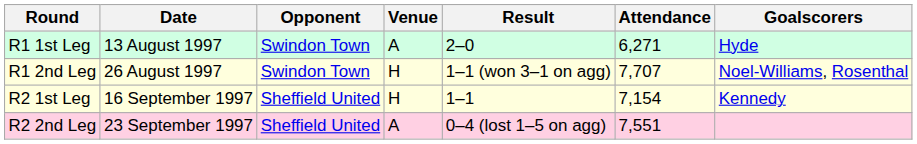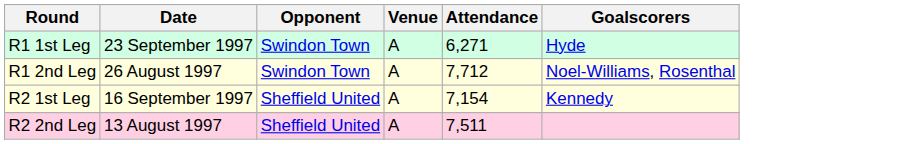- column: (528, 17)
(163, 44) 13 August 1997 -> (178, 44) 23 September 1997
(394, 71) H -> (394, 71) A
(640, 71) 7,707 -> (467, 71) 7,712
(394, 98) H -> (394, 98) A
(178, 125) 23 September 1997 -> (163, 125) 13 August 1997
(640, 125) 7,551 -> (466, 125) 7,511
